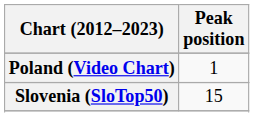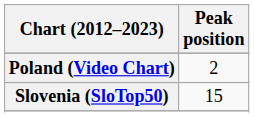(214, 67) 1 -> (214, 67) 2
